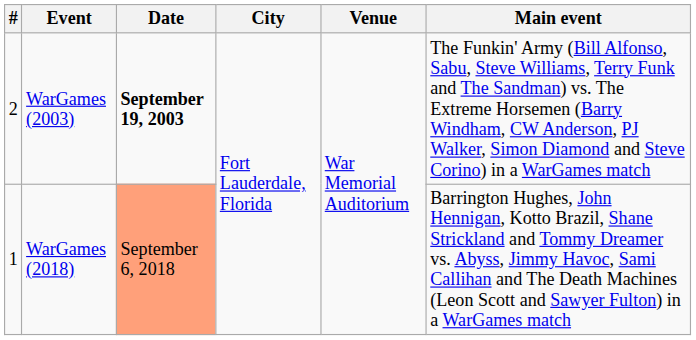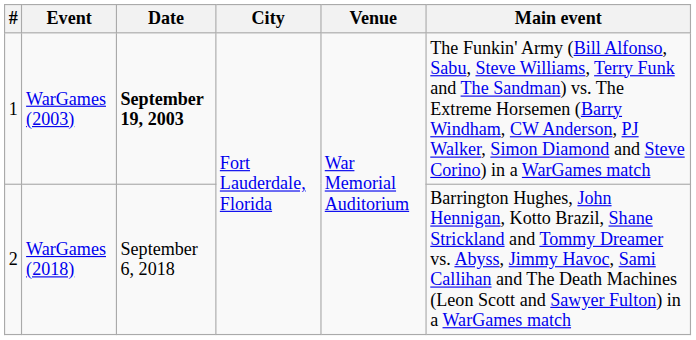(13, 108) 2 -> (13, 108) 1
(13, 259) 1 -> (13, 259) 2
(159, 259) lightsalmon background -> (159, 259) no background
